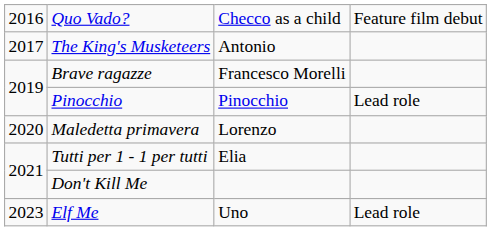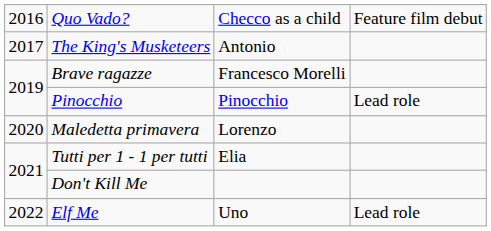(26, 211) 2023 -> (26, 211) 2022
